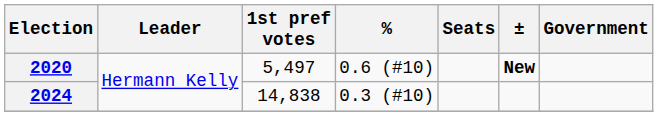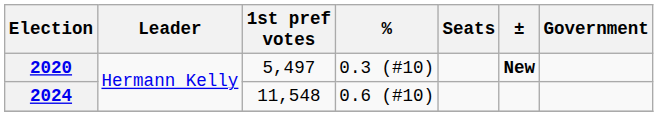(387, 68) 0.6 (#10) -> (387, 68) 0.3 (#10)
(289, 96) 14,838 -> (289, 96) 11,548
(387, 96) 0.3 (#10) -> (387, 96) 0.6 (#10)
